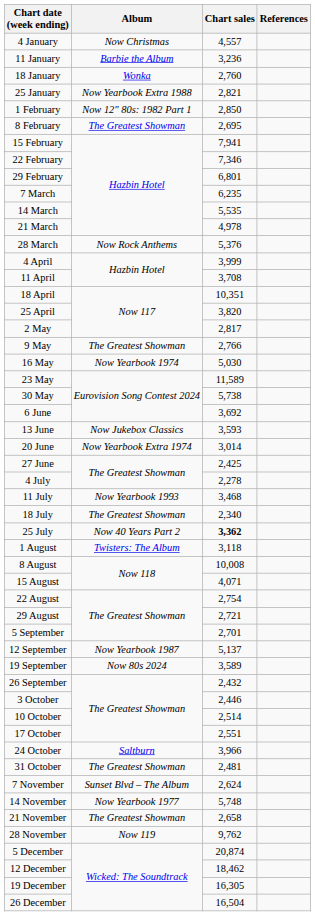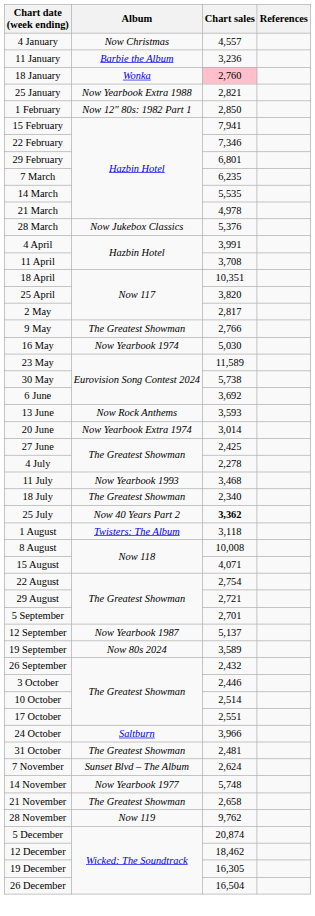(230, 75) no background -> (230, 75) pink background
- row: (38, 125)
(137, 243) Now Rock Anthems -> (137, 227) Now Jukebox Classics
(230, 260) 3,999 -> (230, 243) 3,991
(137, 429) Now Jukebox Classics -> (137, 412) Now Rock Anthems
